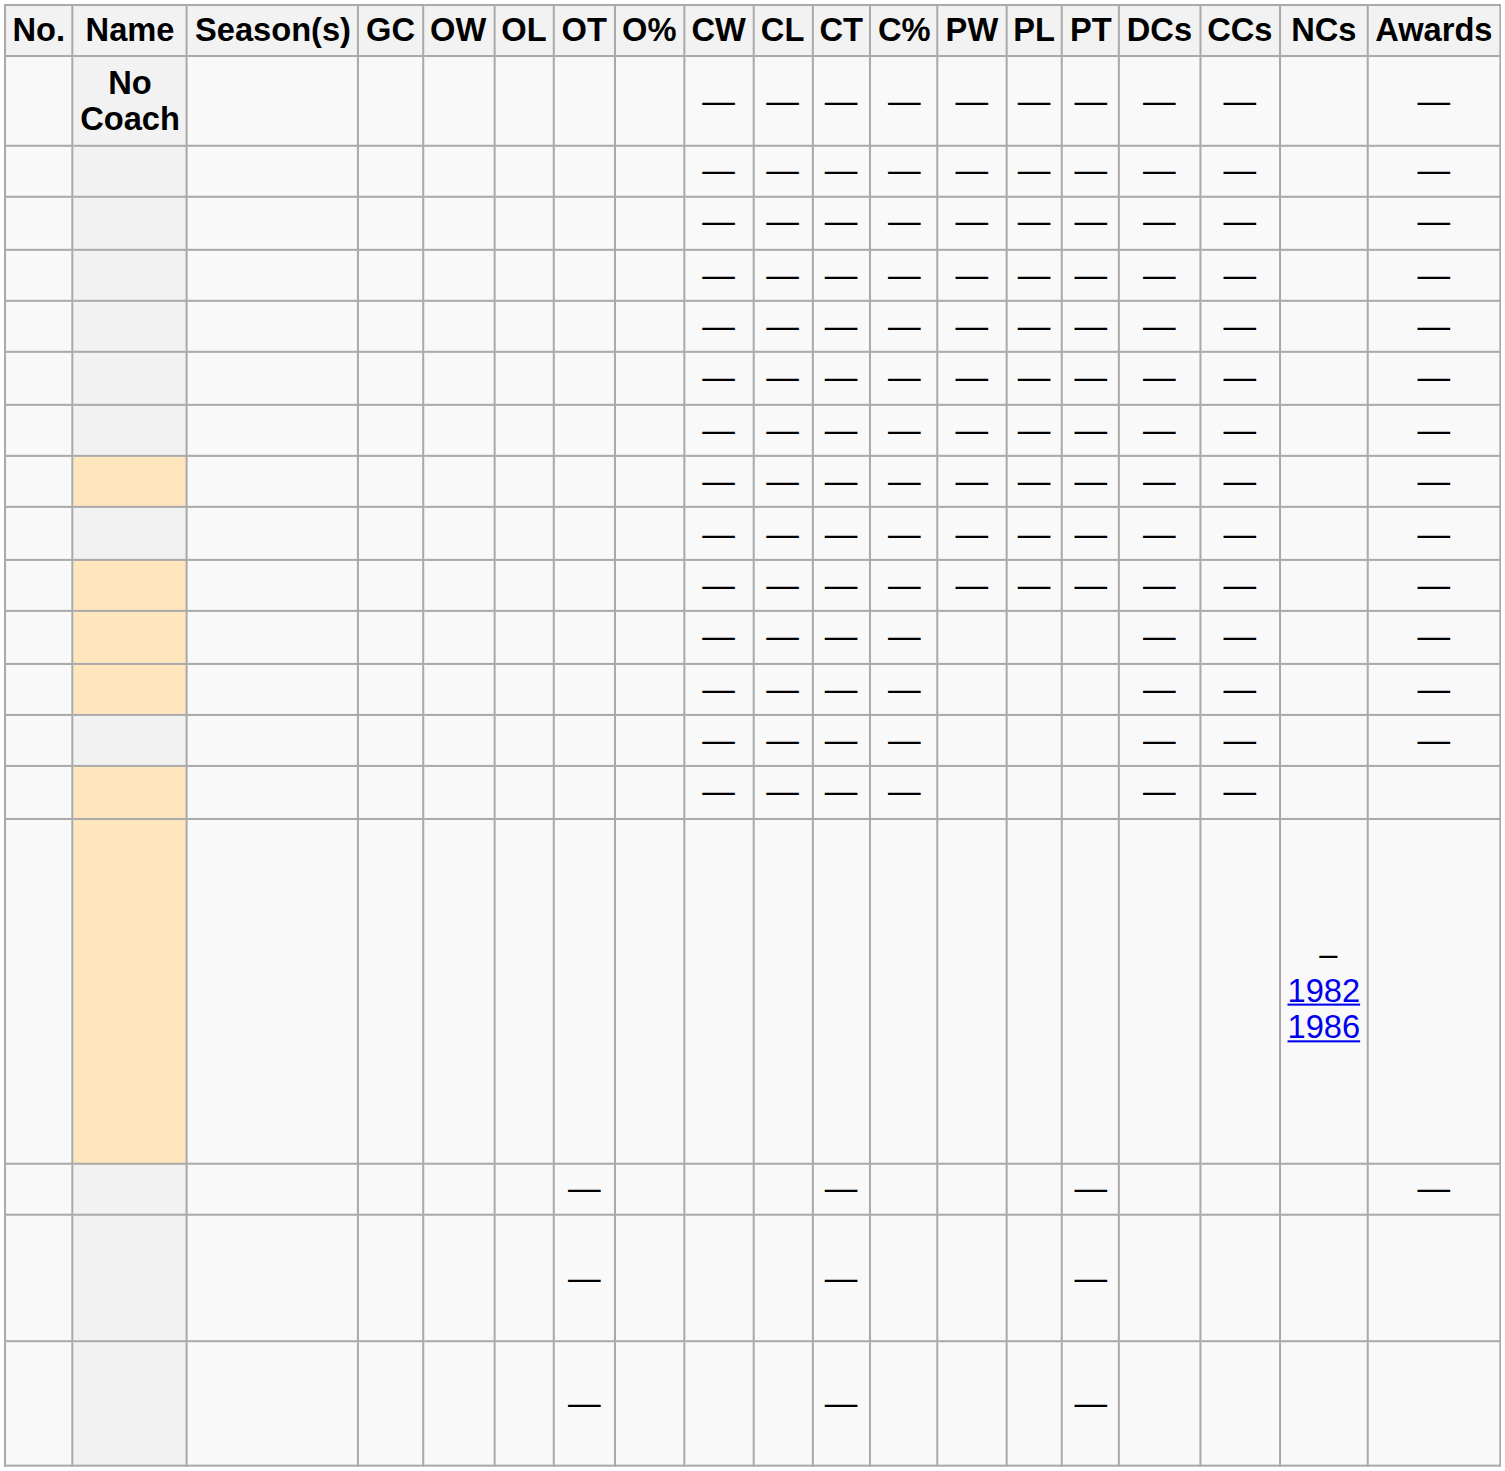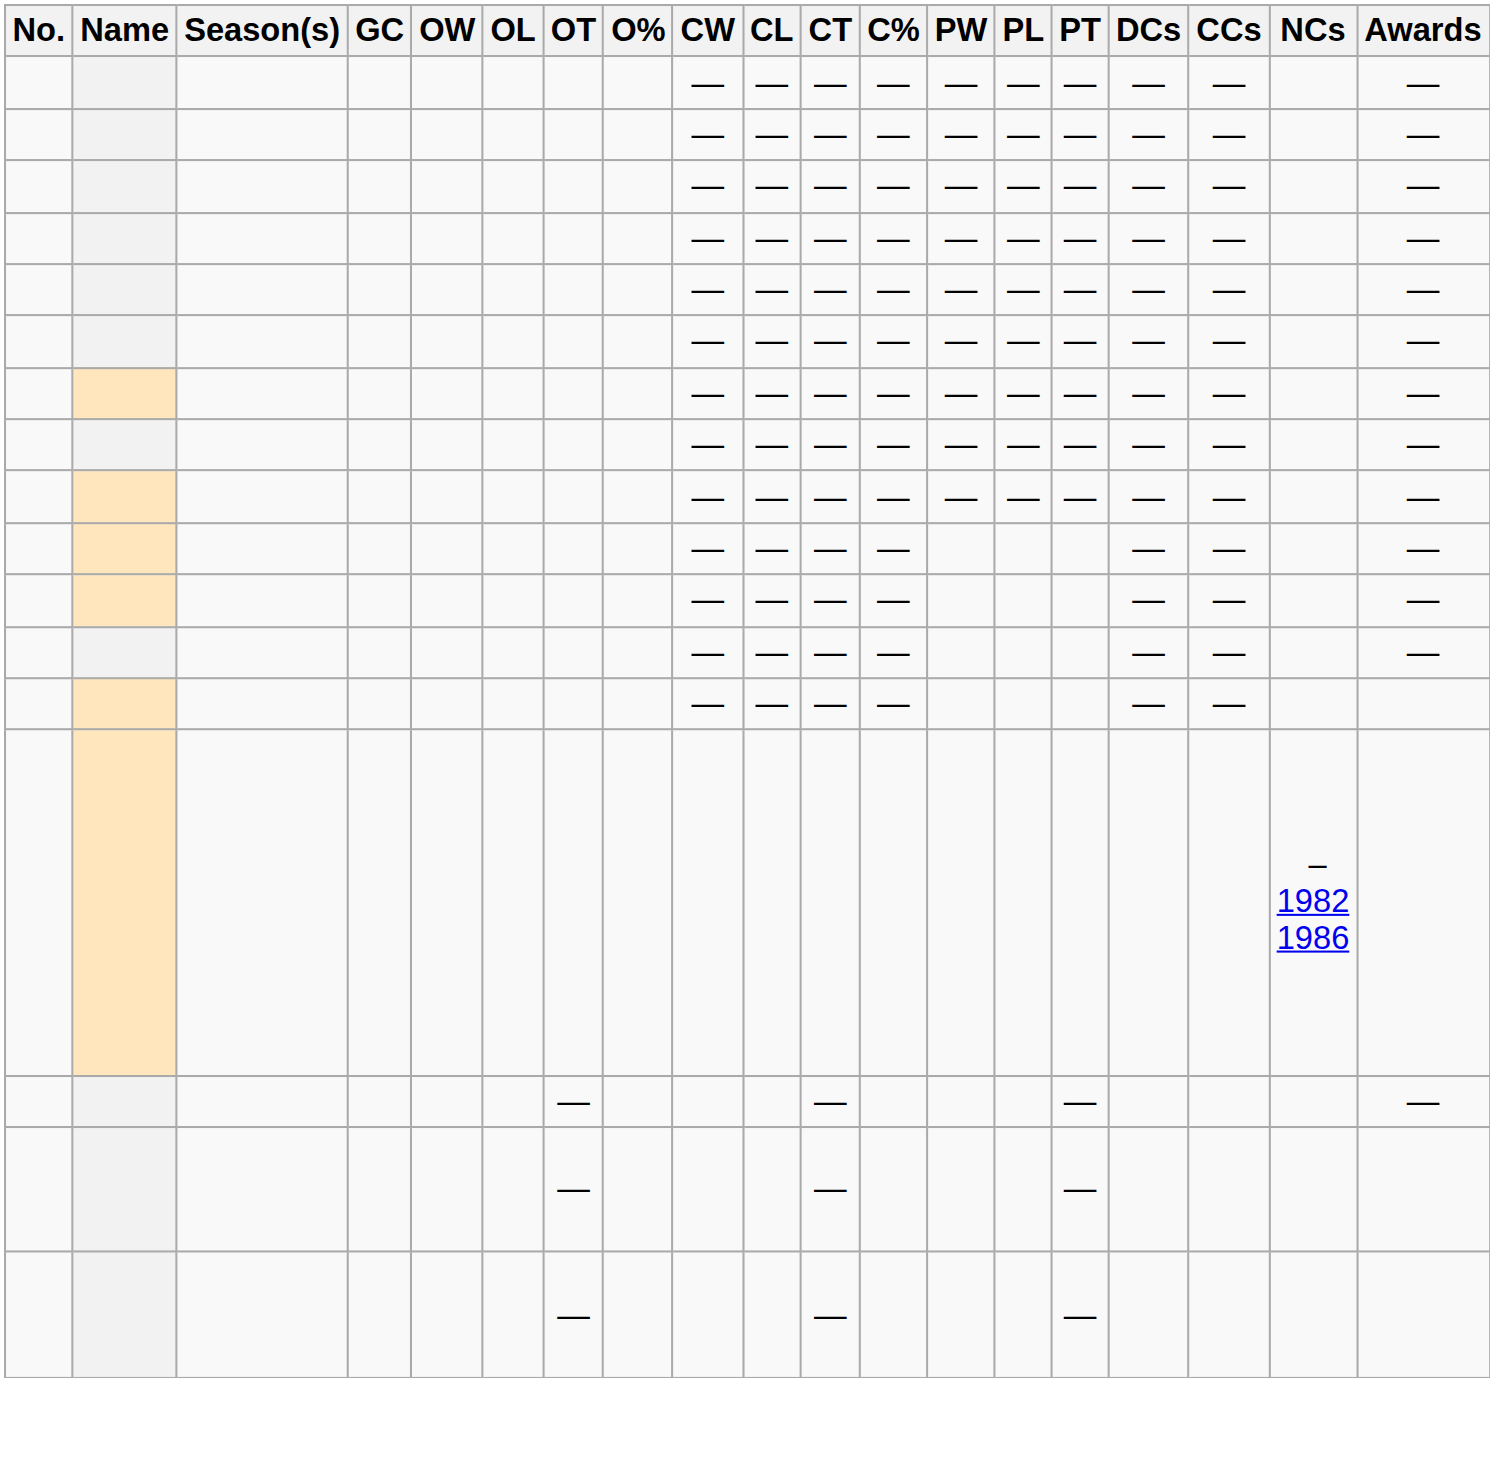- row: (39, 101)
